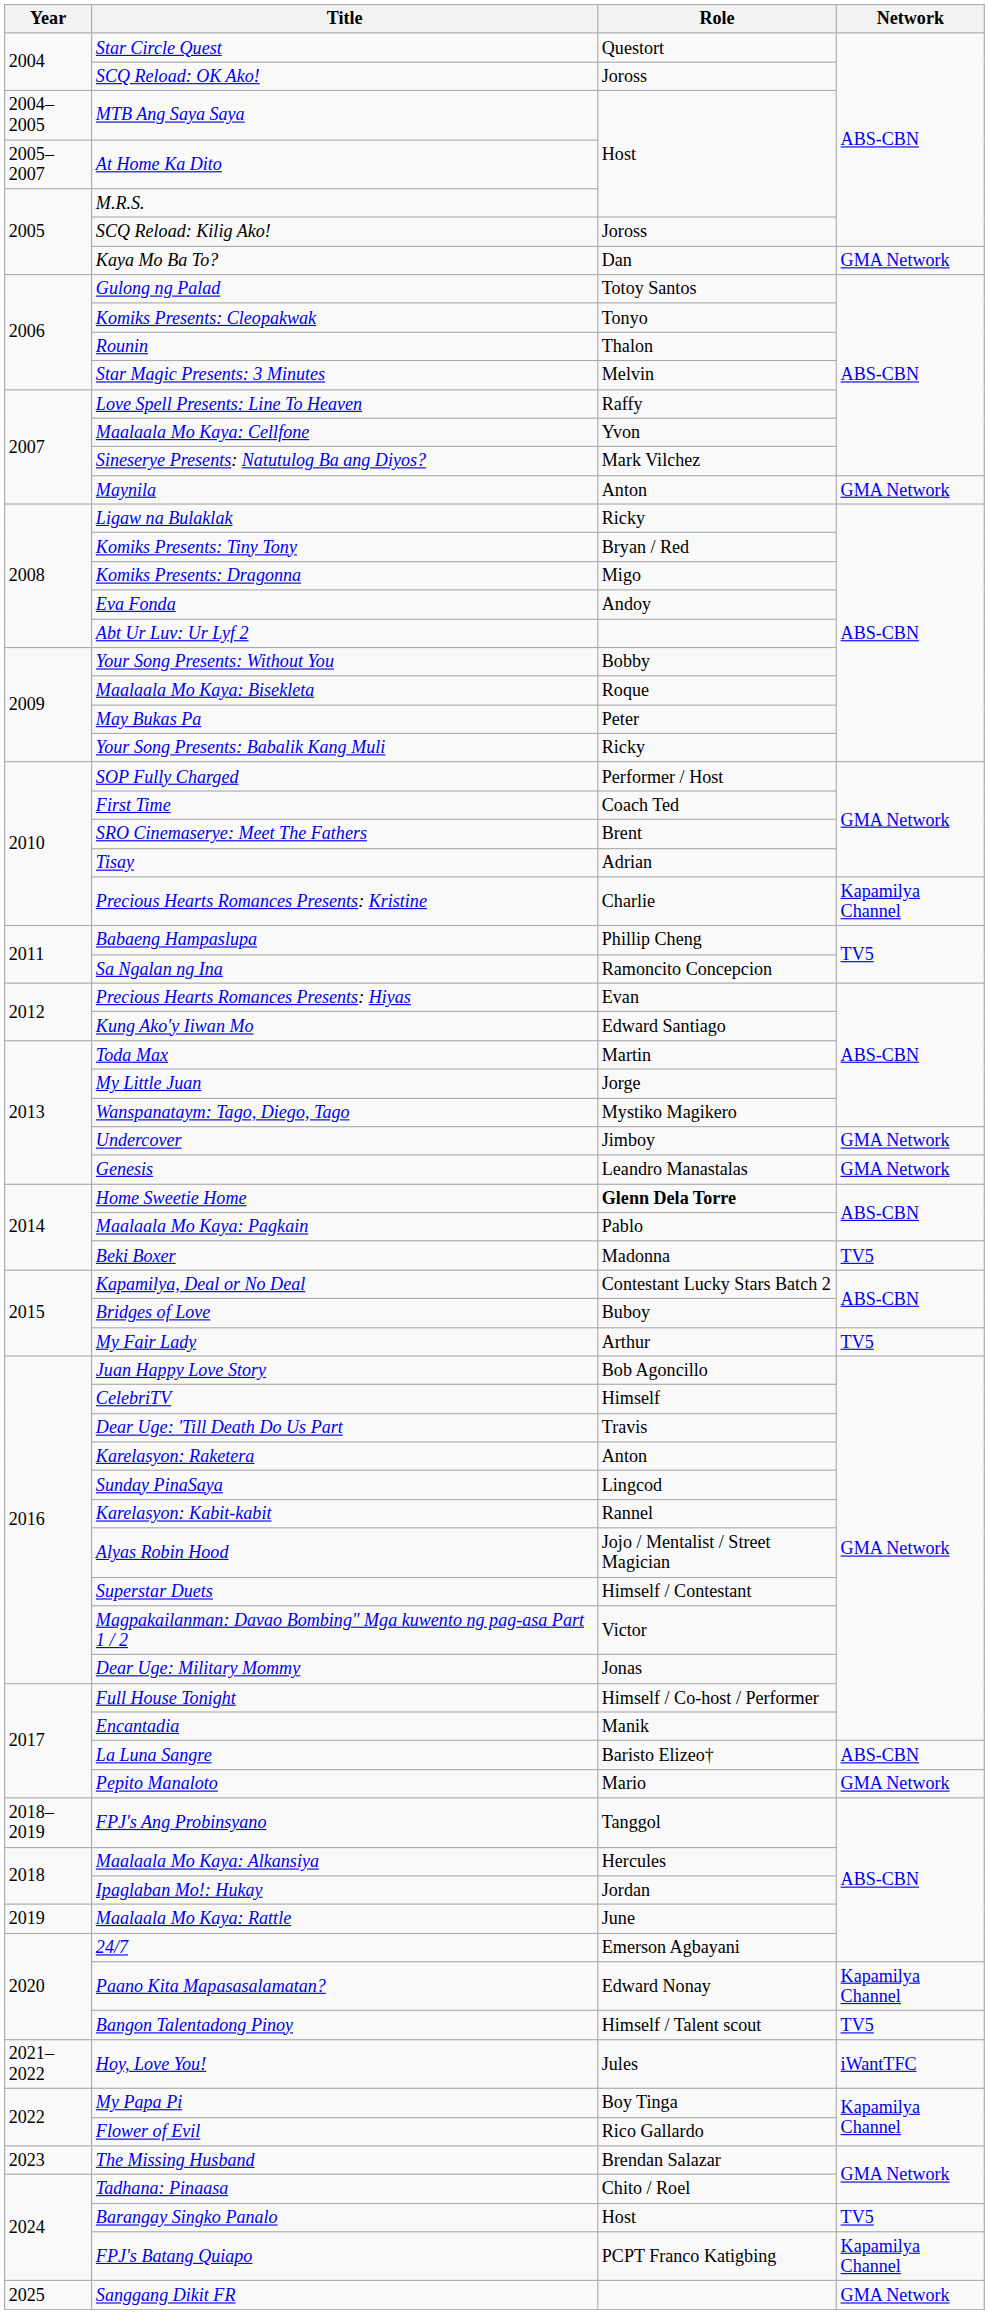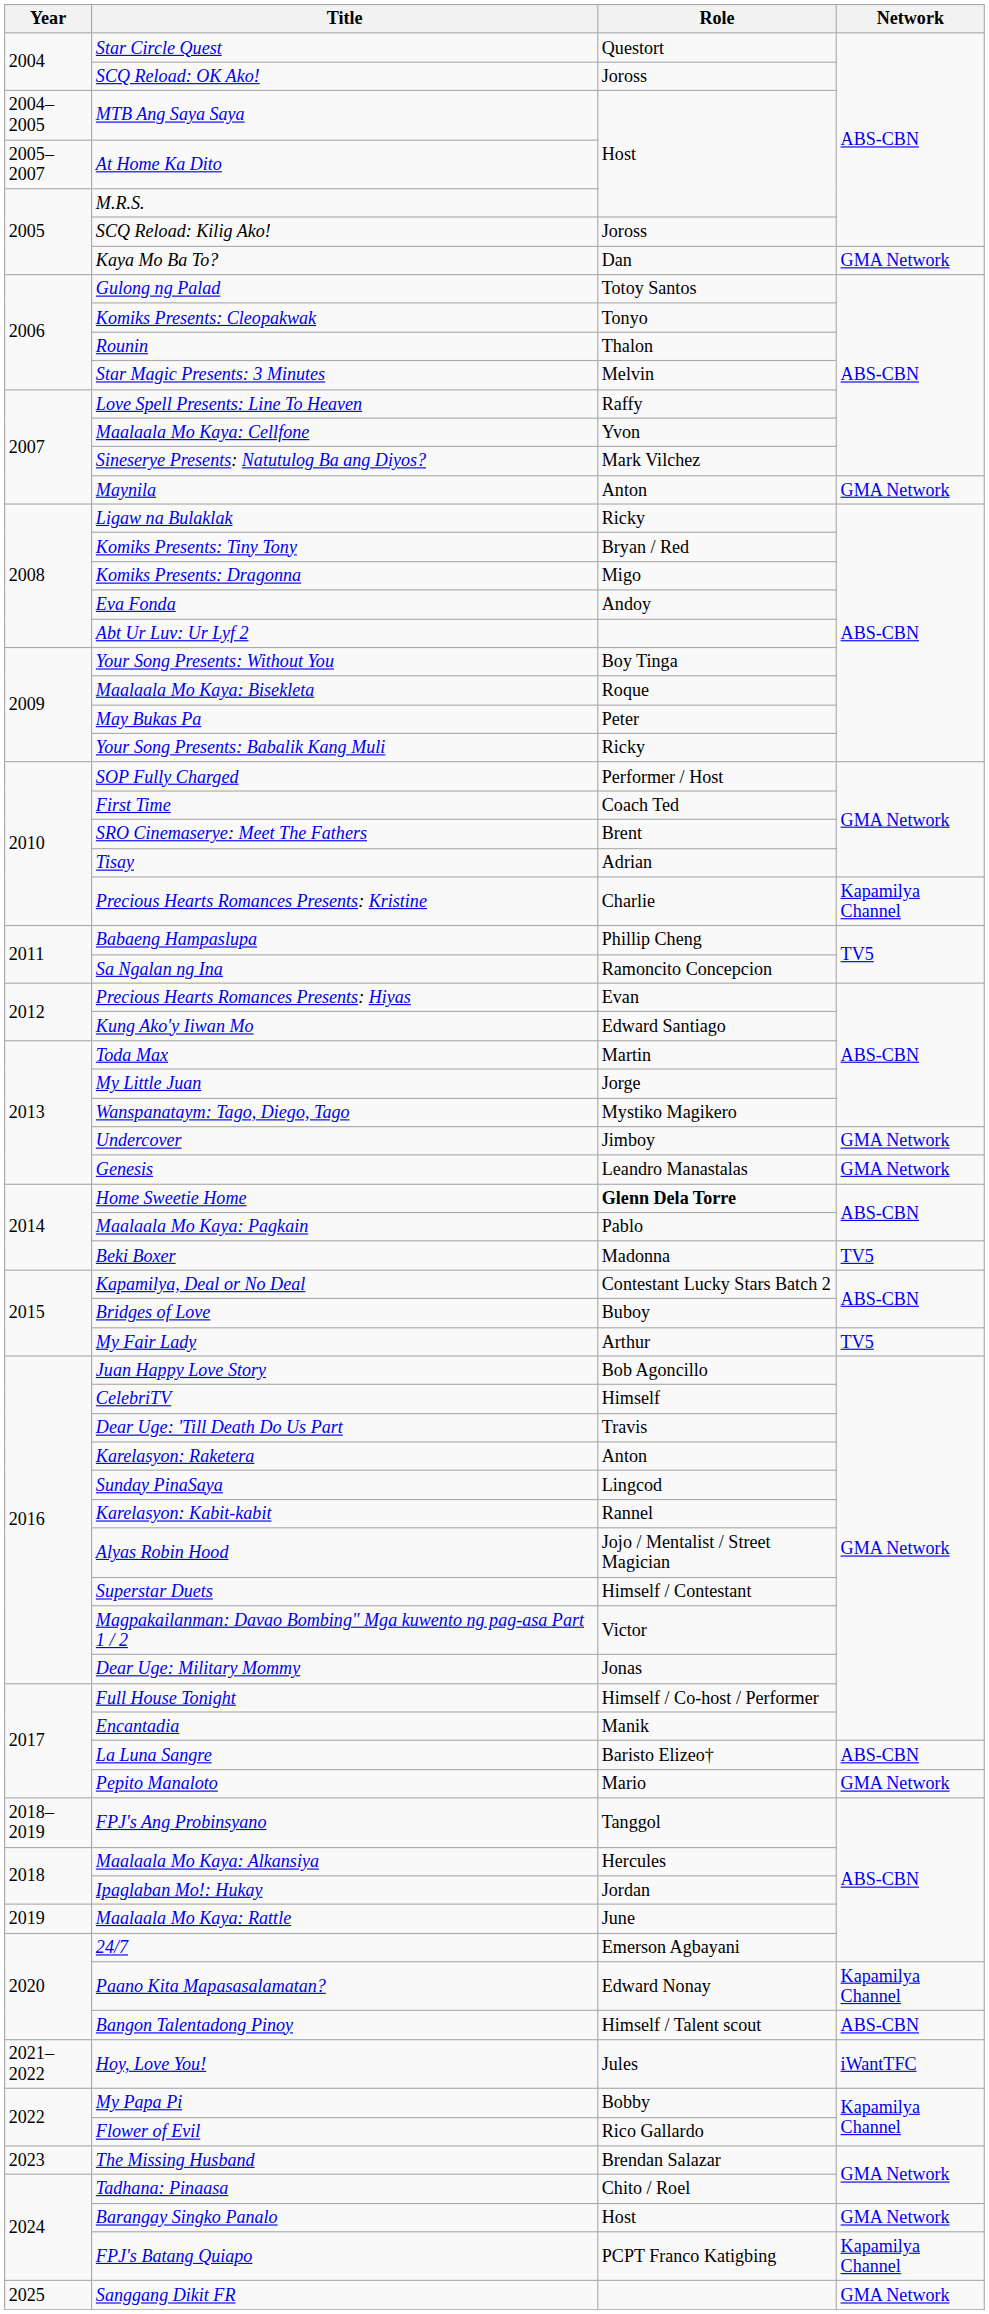(626, 661) Bobby -> (640, 661) Boy Tinga
(857, 2025) TV5 -> (880, 2025) ABS-CBN
(640, 2102) Boy Tinga -> (626, 2102) Bobby
(857, 2217) TV5 -> (895, 2217) GMA Network
